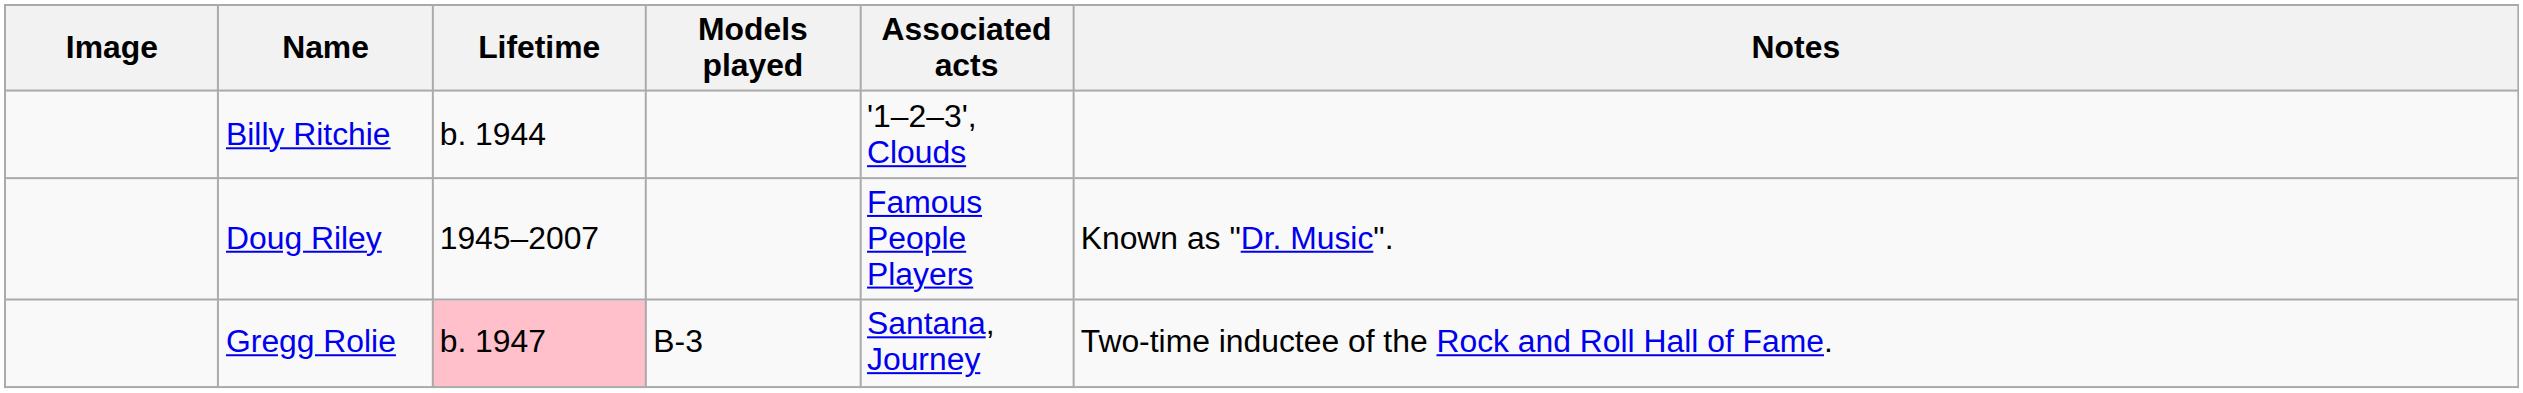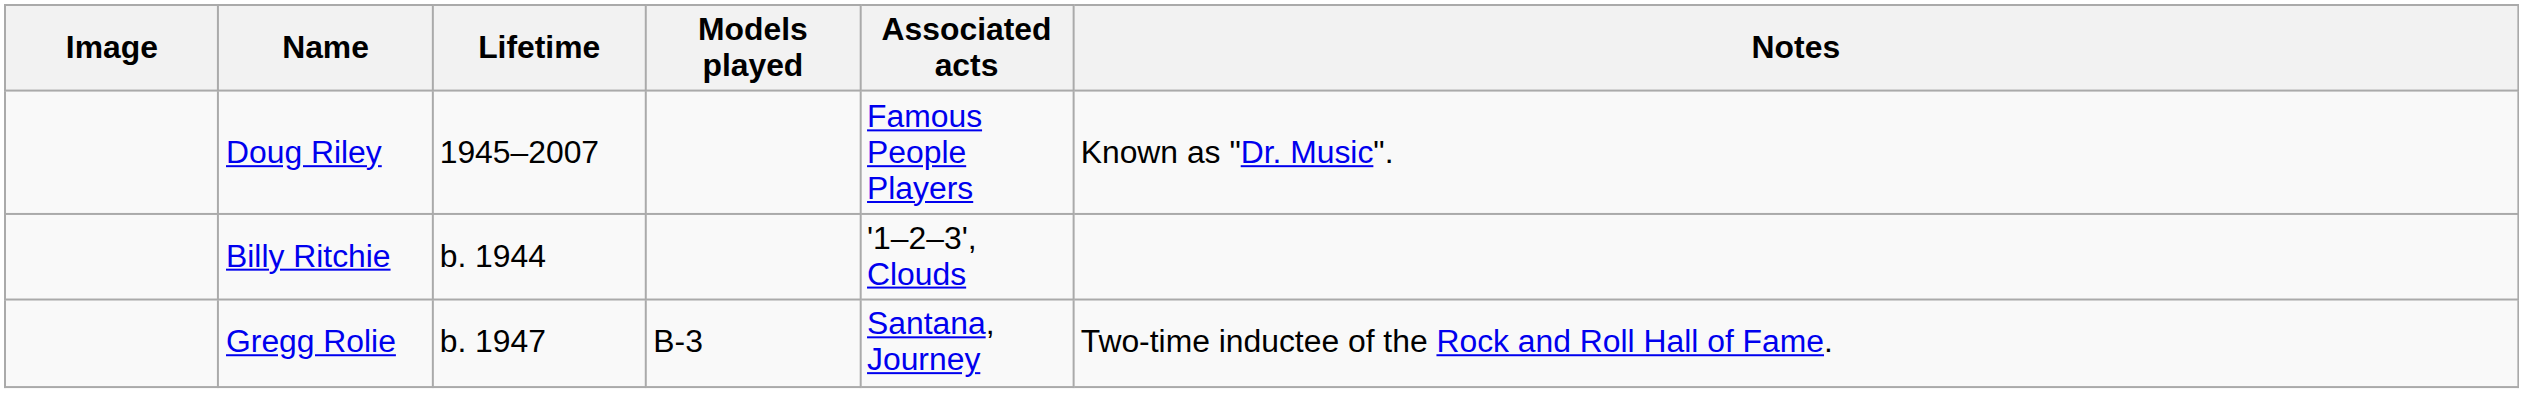rows swapped: (304, 238) <-> (308, 133)
(493, 342) pink background -> (493, 342) no background
